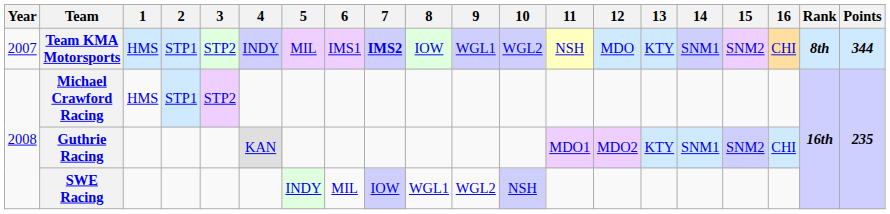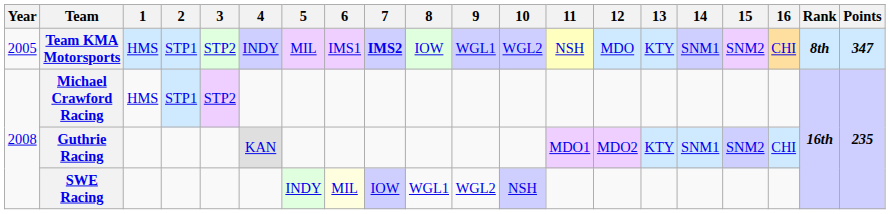(22, 48) 2007 -> (22, 48) 2005
(862, 48) 344 -> (862, 48) 347
(345, 188) no background -> (345, 188) lightyellow background
